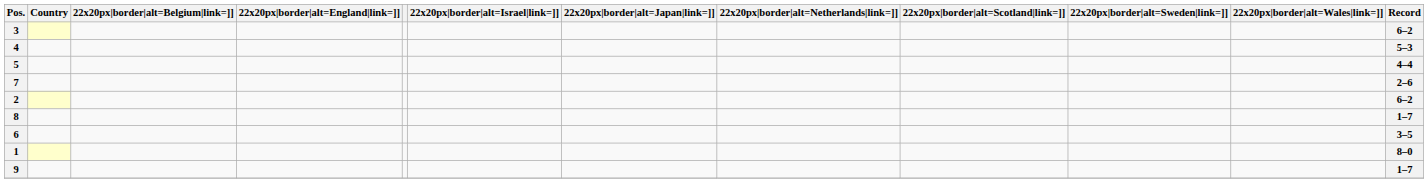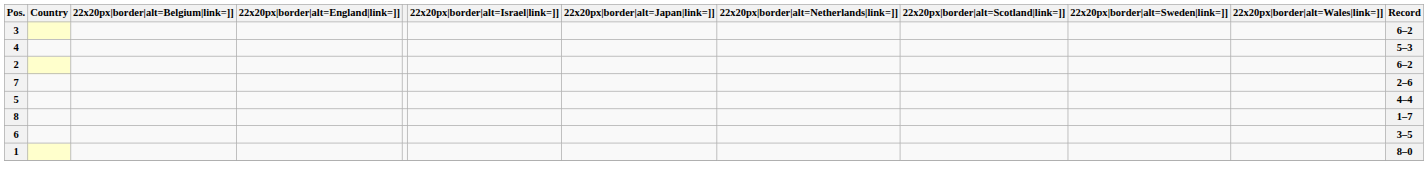rows swapped: (16, 65) <-> (16, 100)
- row: (16, 169)
